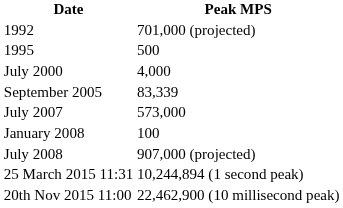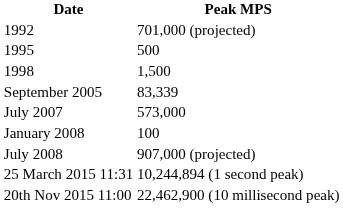+ row: (19, 71)
- row: (33, 71)
